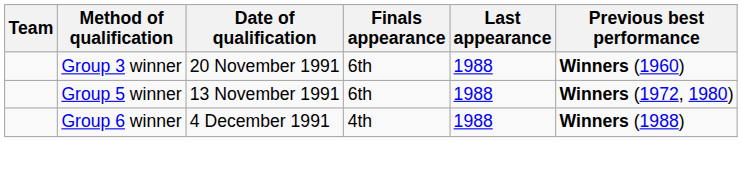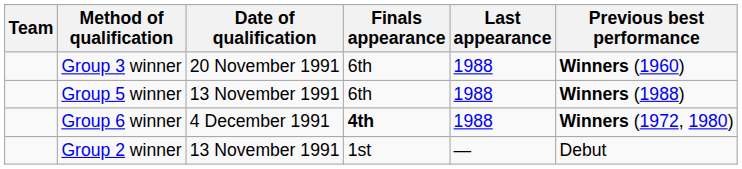(647, 94) Winners (1972, 1980) -> (622, 94) Winners (1988)
(360, 121) normal -> (361, 121) bold
(622, 121) Winners (1988) -> (647, 121) Winners (1972, 1980)
+ row: (122, 149)
